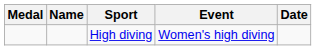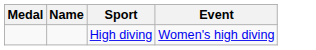- column: (294, 15)
